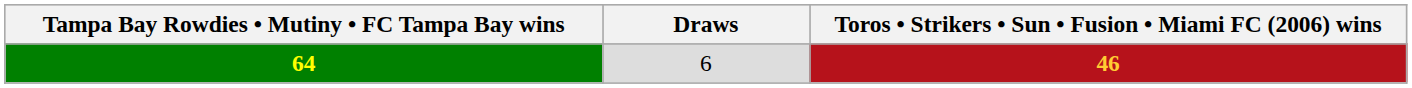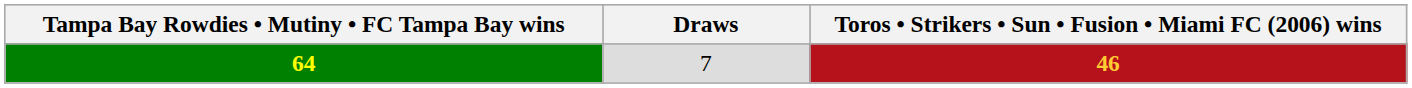(706, 62) 6 -> (706, 62) 7
